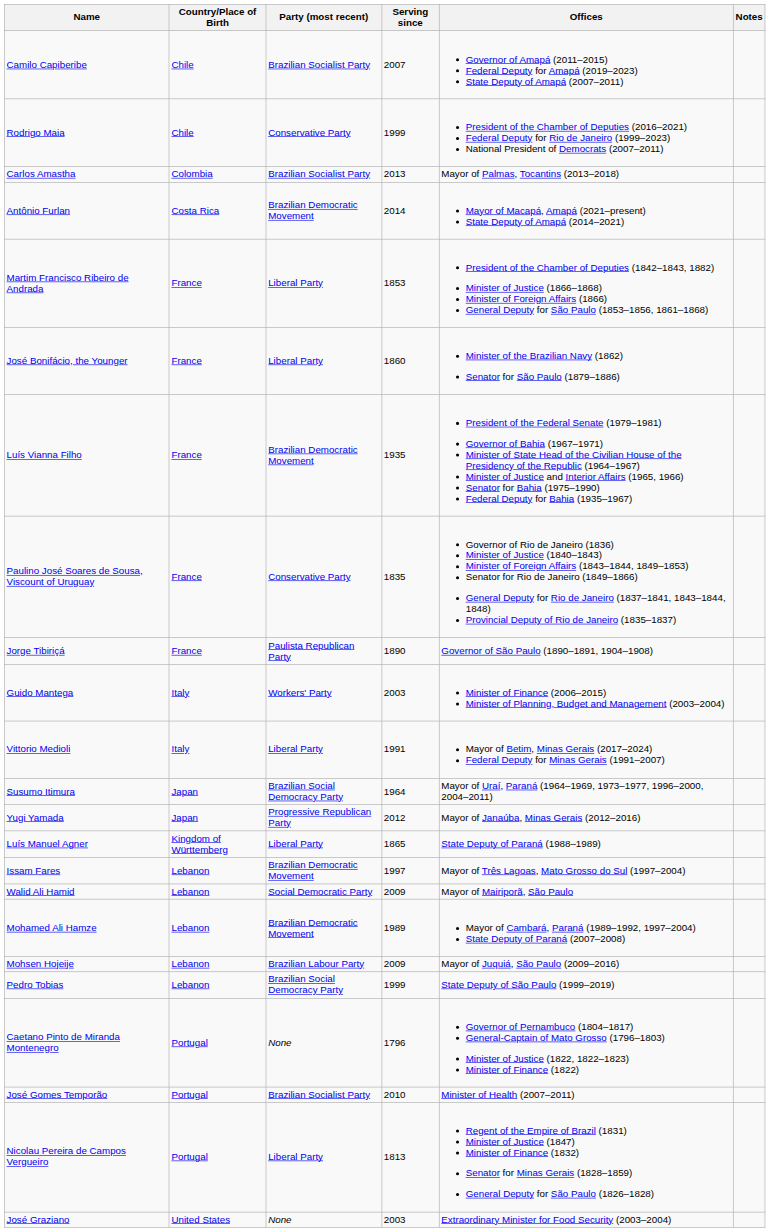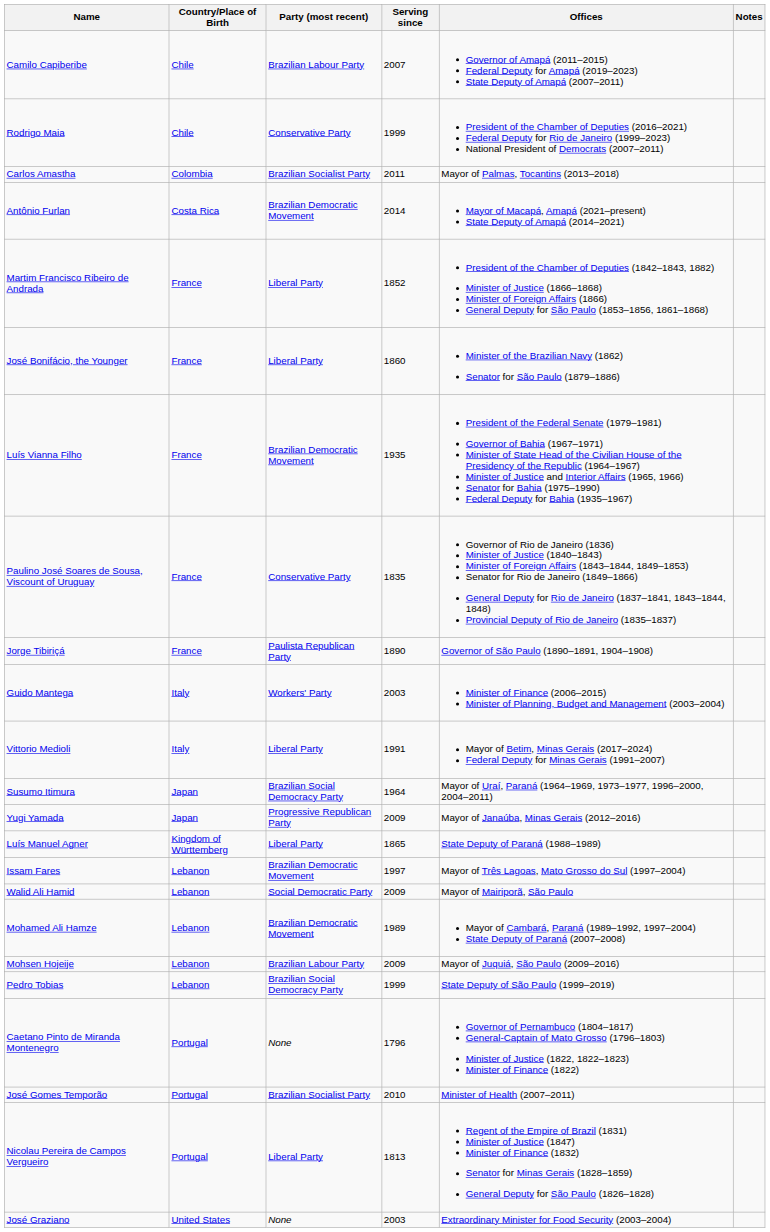(319, 64) Brazilian Socialist Party -> (316, 64) Brazilian Labour Party
(395, 174) 2013 -> (394, 174) 2011
(395, 283) 1853 -> (395, 283) 1852
(395, 817) 2012 -> (395, 817) 2009
